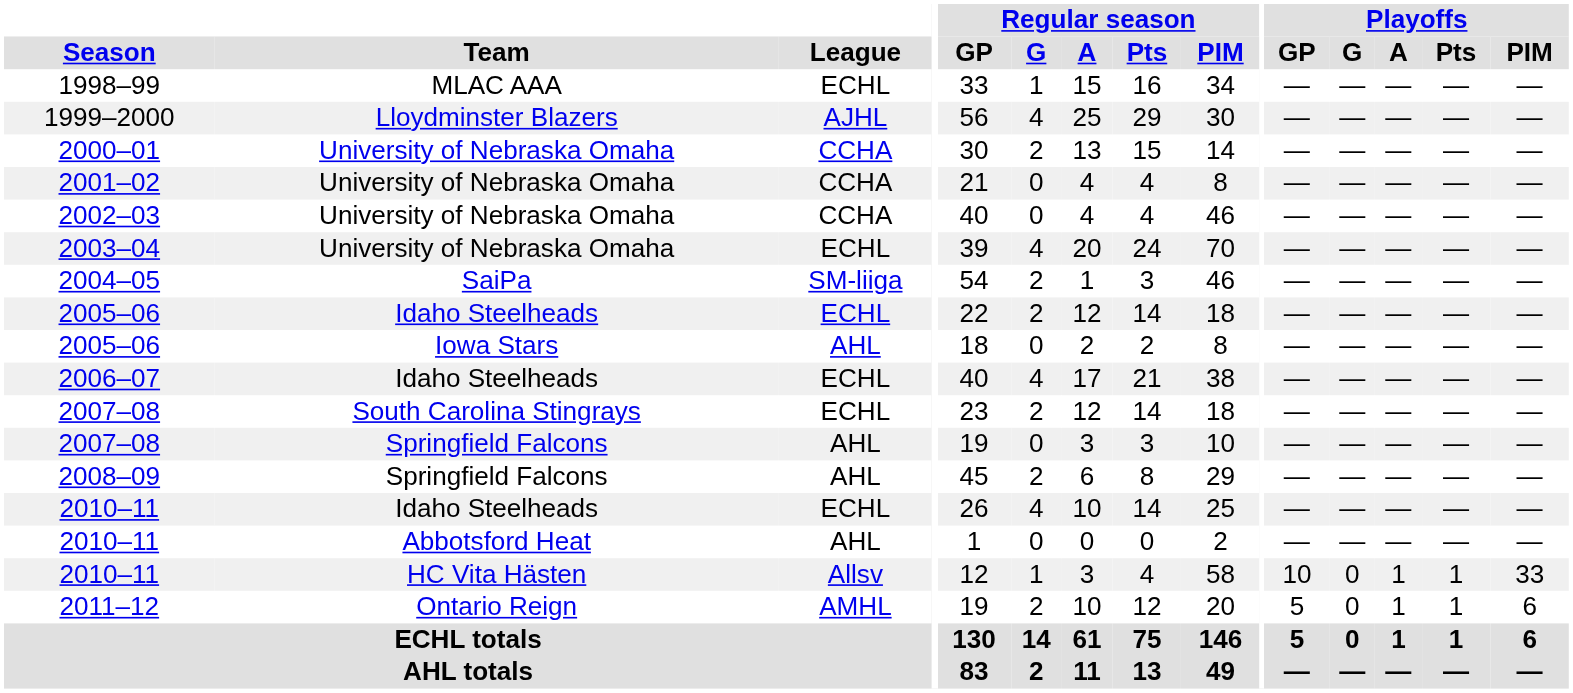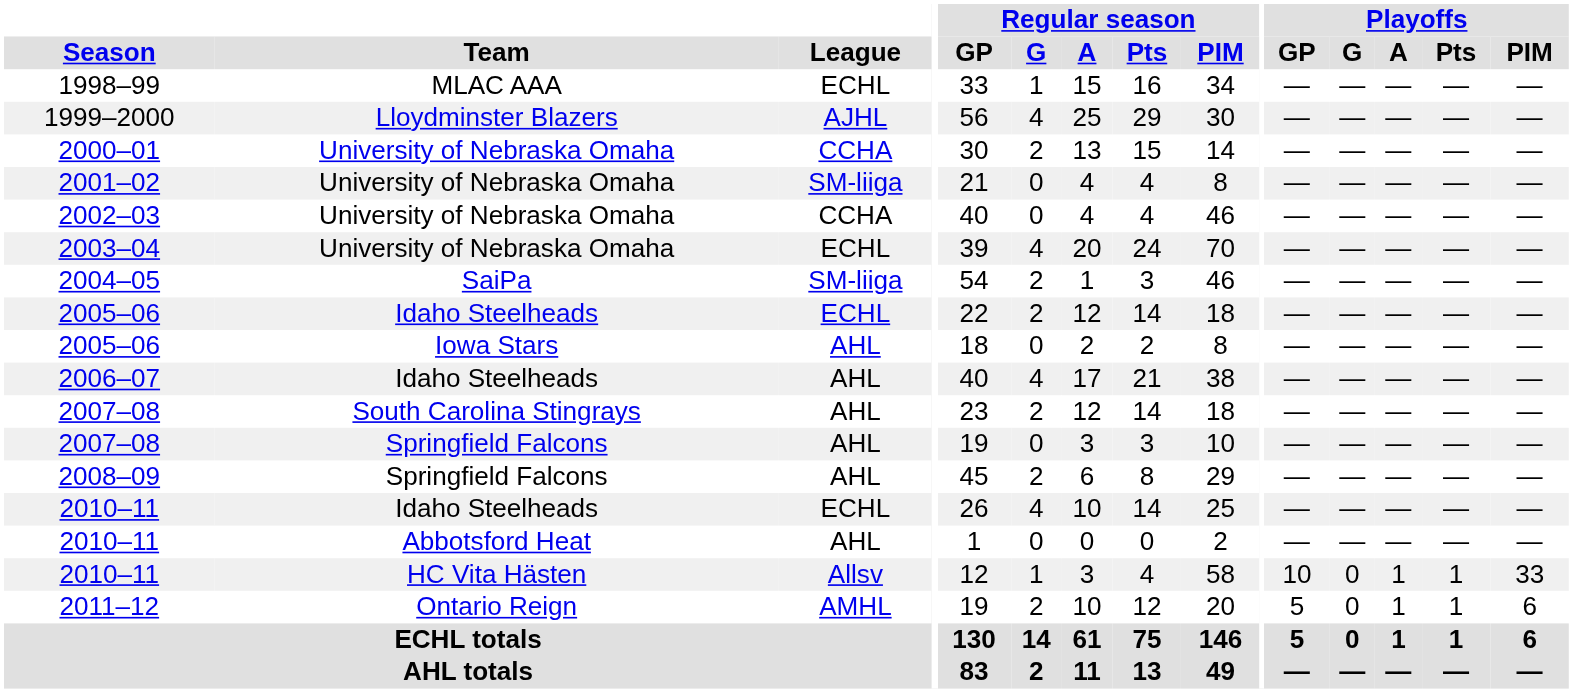(855, 182) CCHA -> (855, 182) SM-liiga
(855, 378) ECHL -> (855, 378) AHL
(855, 411) ECHL -> (855, 411) AHL
